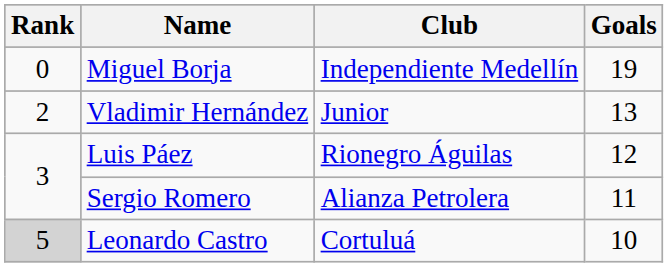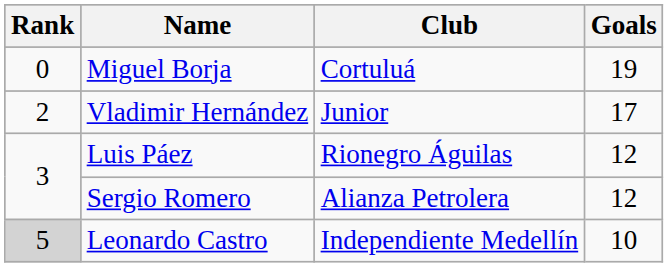(449, 68) Independiente Medellín -> (368, 68) Cortuluá
(624, 111) 13 -> (624, 111) 17
(624, 197) 11 -> (624, 197) 12
(368, 240) Cortuluá -> (449, 240) Independiente Medellín
